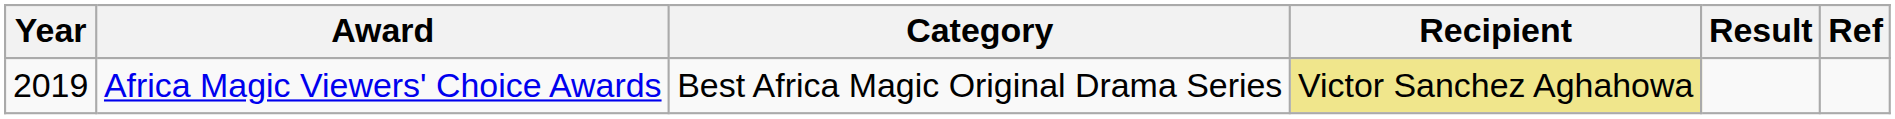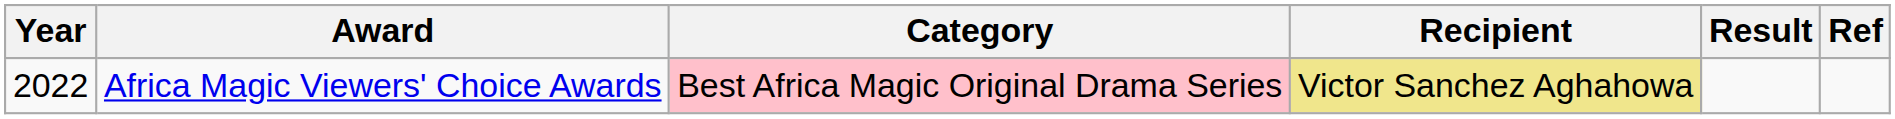(51, 85) 2019 -> (51, 85) 2022
(980, 85) no background -> (980, 85) pink background
